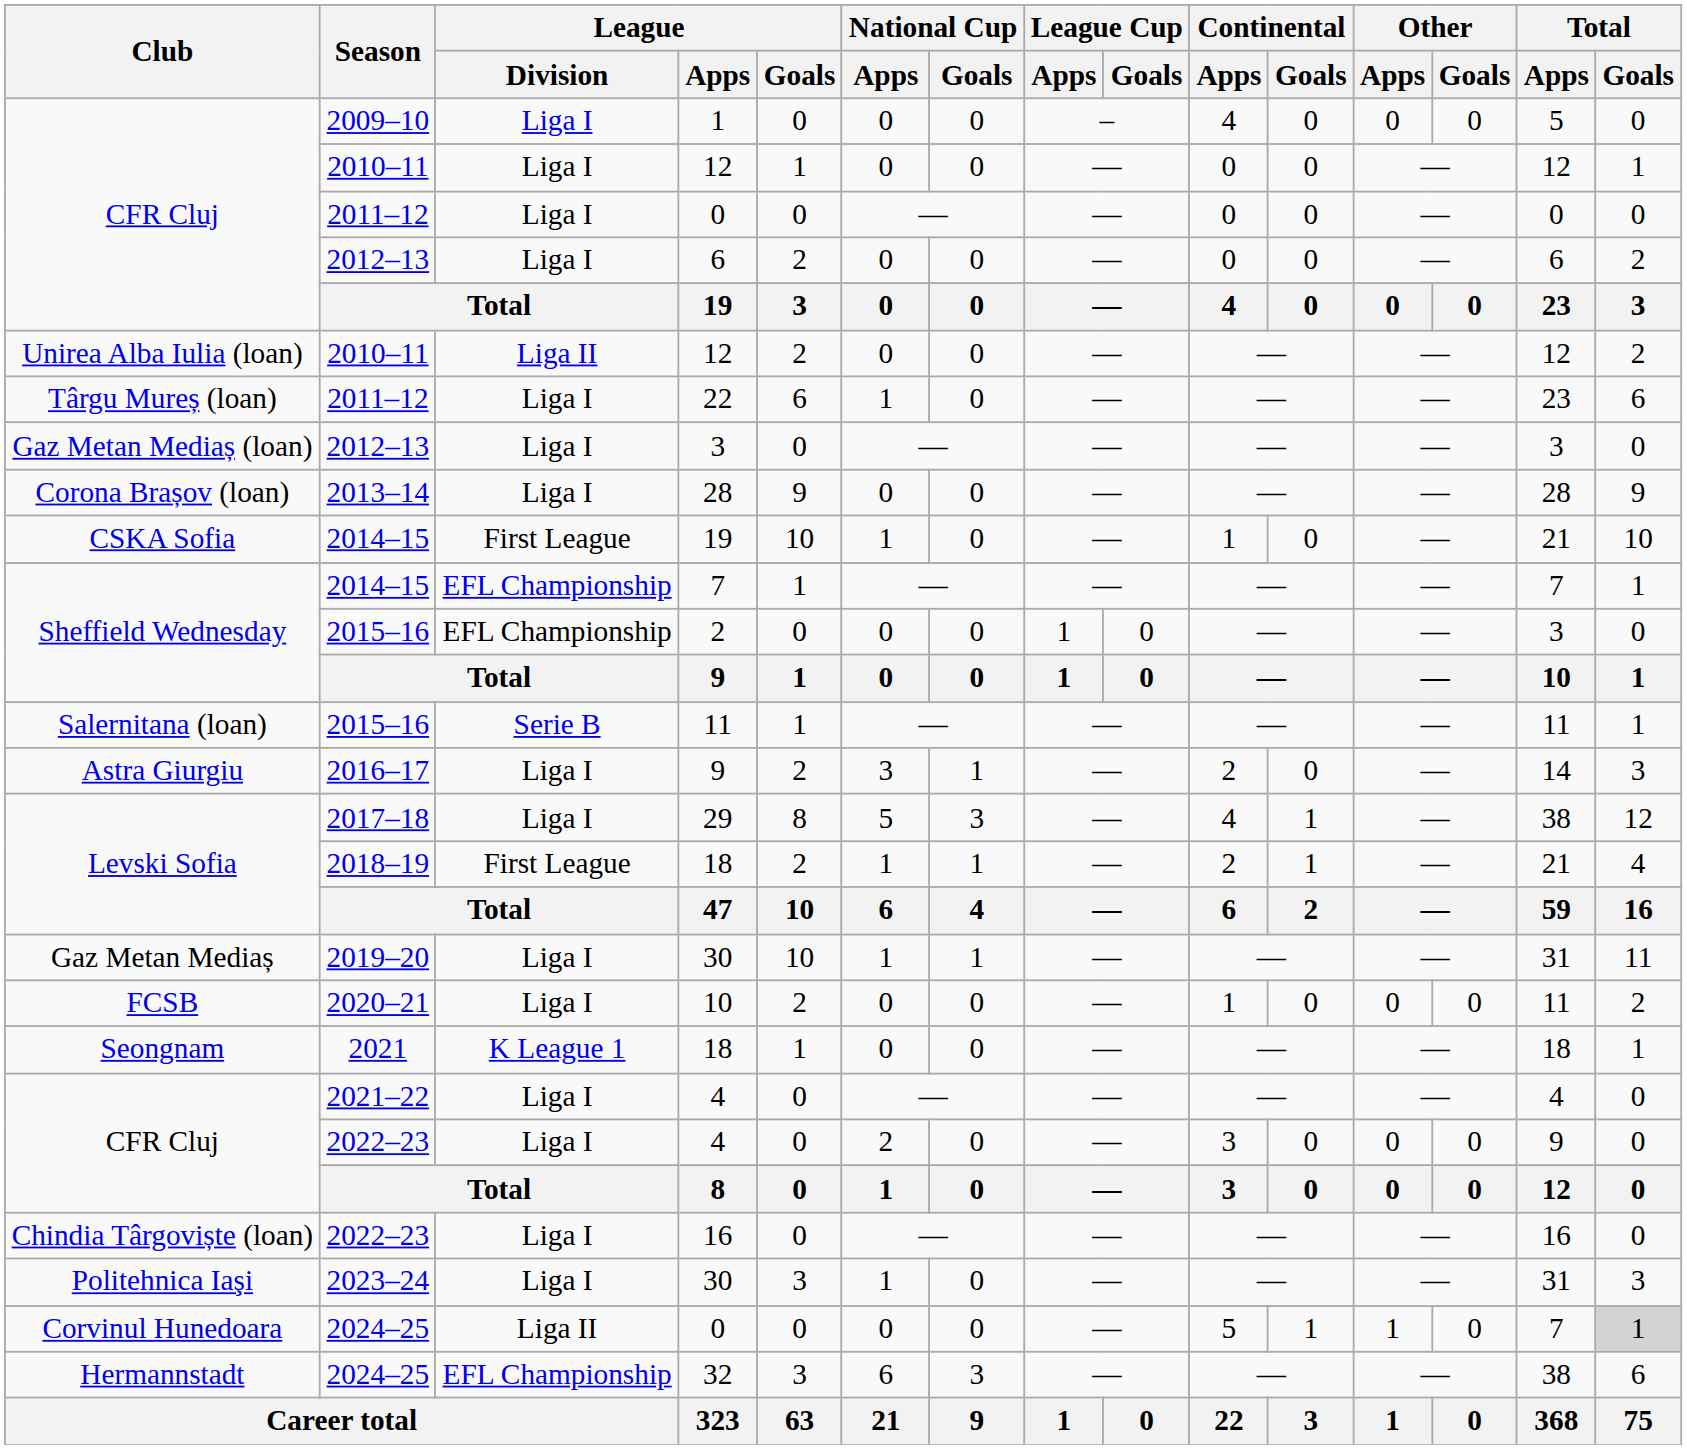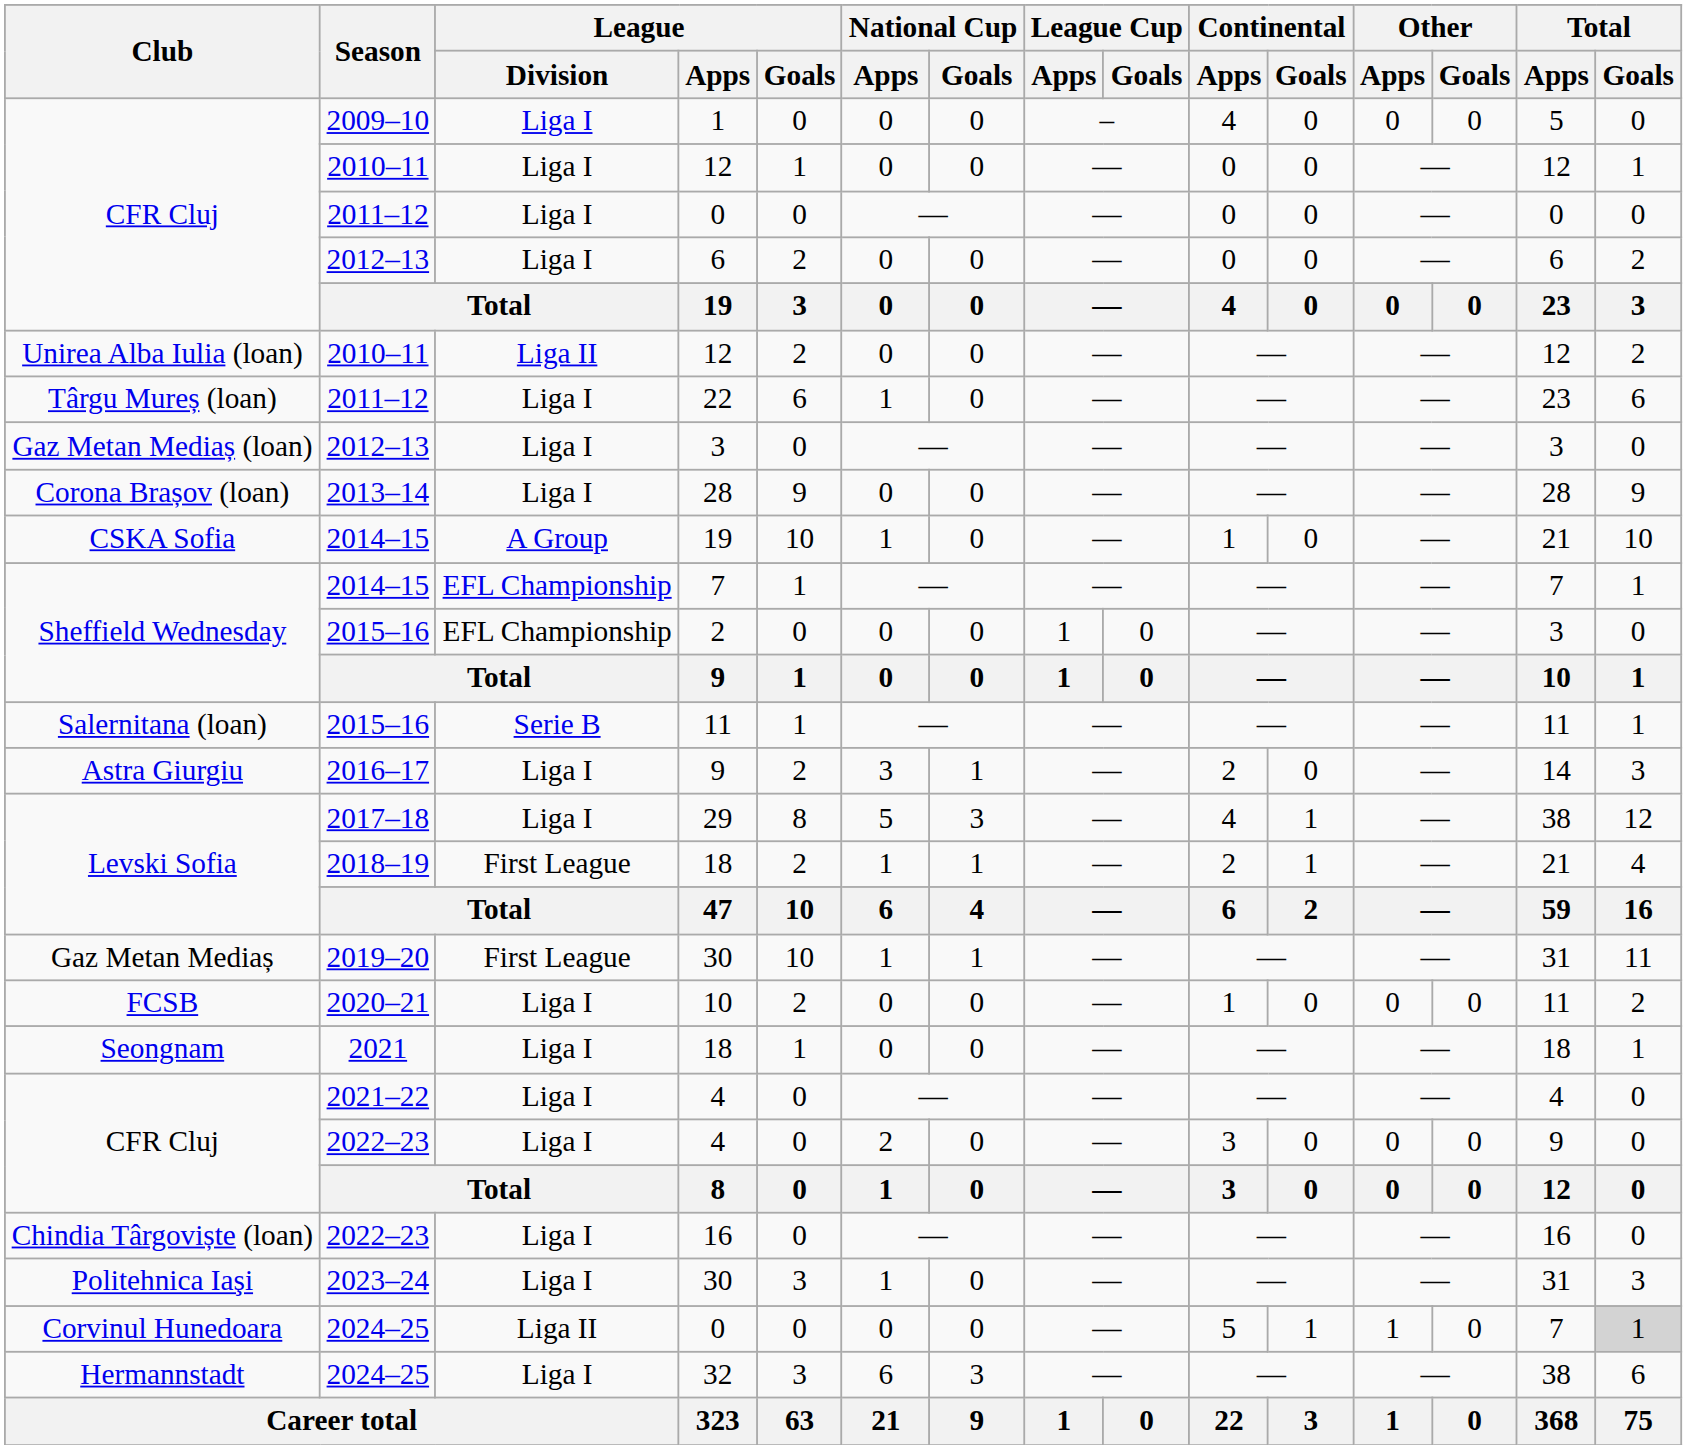(557, 538) First League -> (557, 538) A Group
(557, 956) Liga I -> (557, 956) First League
(557, 1049) K League 1 -> (557, 1049) Liga I
(557, 1374) EFL Championship -> (557, 1374) Liga I
